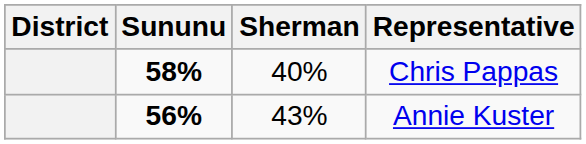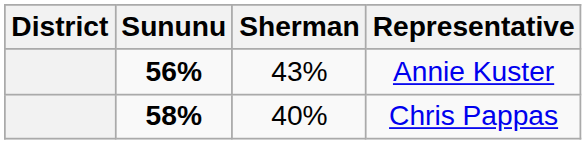rows swapped: (474, 71) <-> (474, 116)
